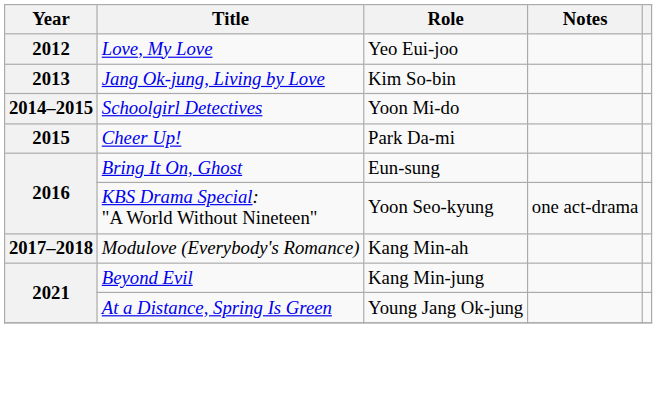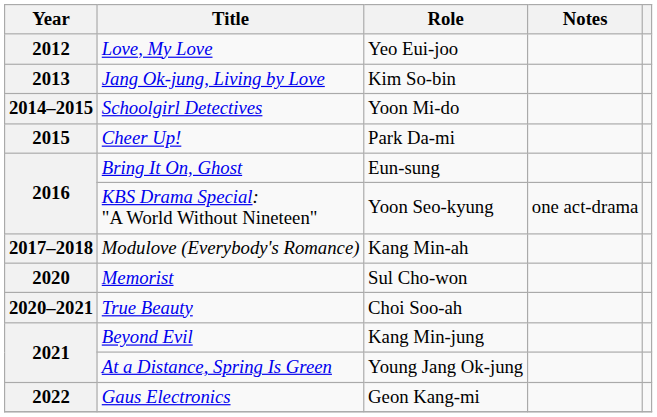+ row: (138, 277)
+ row: (147, 307)
+ row: (166, 396)
